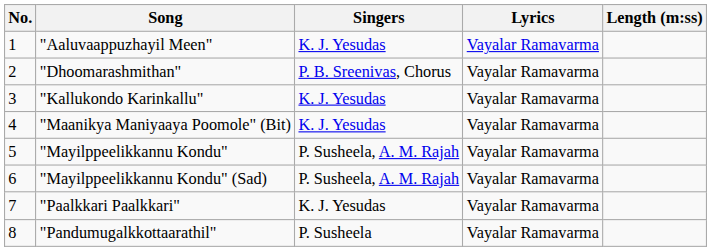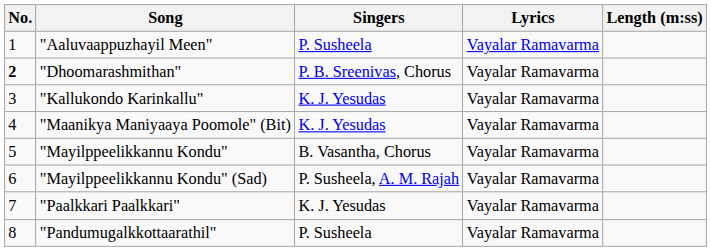(342, 44) K. J. Yesudas -> (335, 44) P. Susheela
(12, 71) normal -> (12, 71) bold
(379, 152) P. Susheela, A. M. Rajah -> (365, 152) B. Vasantha, Chorus
